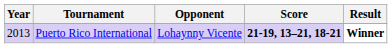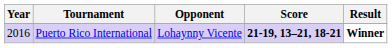(19, 33) 2013 -> (19, 33) 2016
